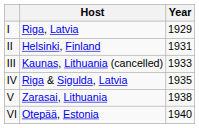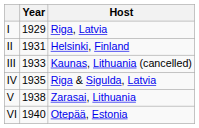columns swapped: (180, 13) <-> (93, 13)
